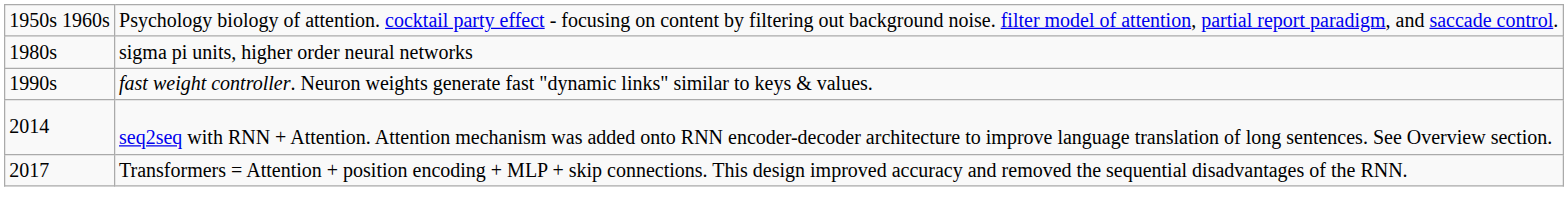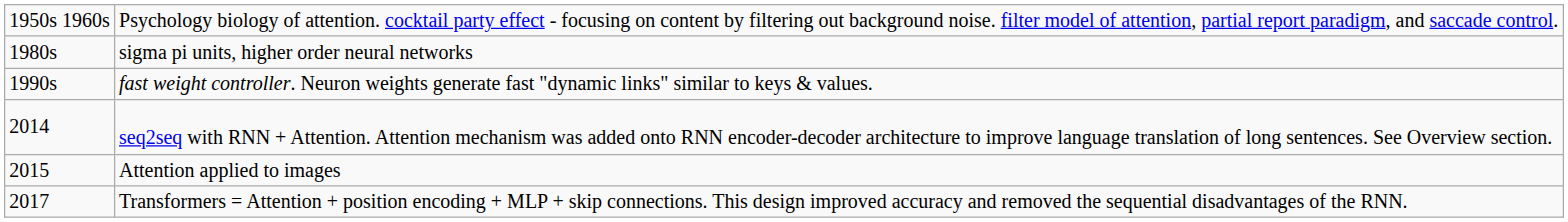+ row: (230, 169)
